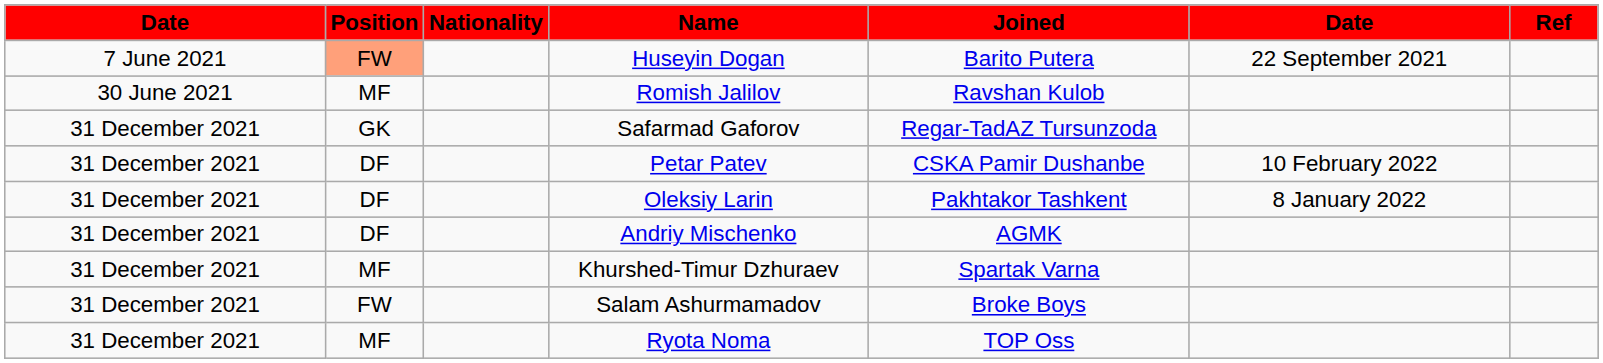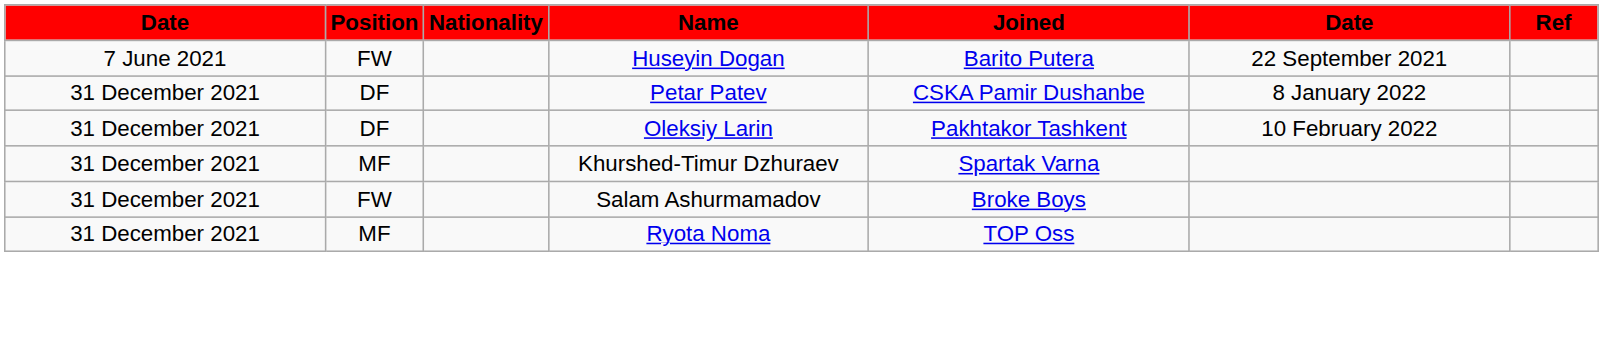(374, 58) lightsalmon background -> (374, 58) no background
- row: (708, 93)
- row: (708, 129)
(1349, 164) 10 February 2022 -> (1349, 93) 8 January 2022
(1349, 199) 8 January 2022 -> (1349, 129) 10 February 2022
- row: (708, 234)
